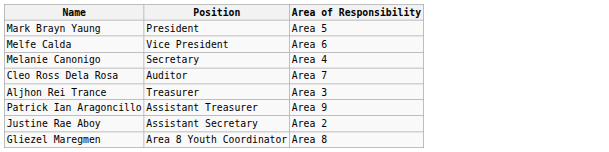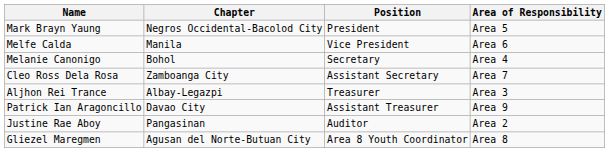+ column: (234, 12)
(167, 76) Auditor -> (383, 76) Assistant Secretary
(202, 124) Assistant Secretary -> (348, 124) Auditor
